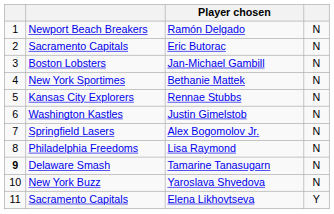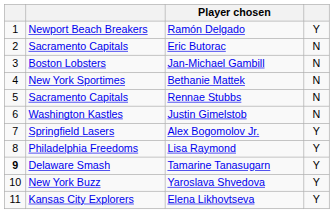(316, 30) N -> (316, 30) Y
(81, 98) Kansas City Explorers -> (78, 98) Sacramento Capitals
(316, 132) N -> (316, 132) Y
(316, 149) N -> (316, 149) Y
(316, 166) N -> (316, 166) Y
(316, 183) N -> (316, 183) Y
(78, 200) Sacramento Capitals -> (81, 200) Kansas City Explorers
